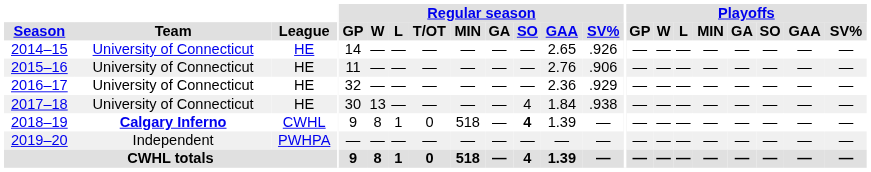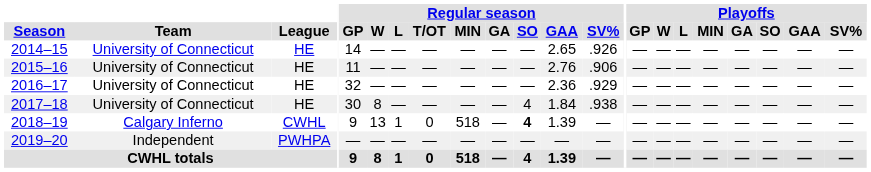(378, 104) 13 -> (378, 104) 8
(173, 122) bold -> (173, 122) normal
(378, 122) 8 -> (378, 122) 13
